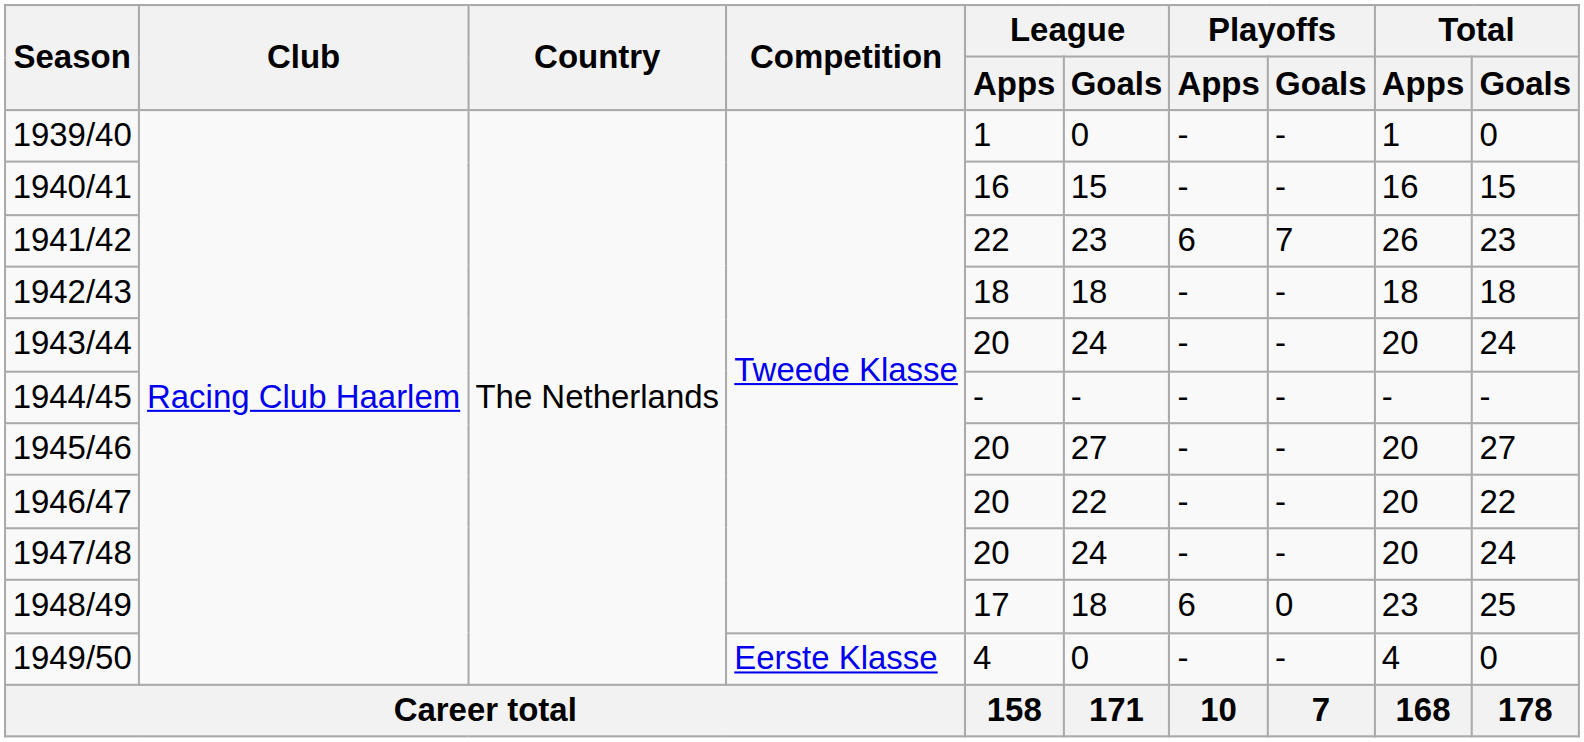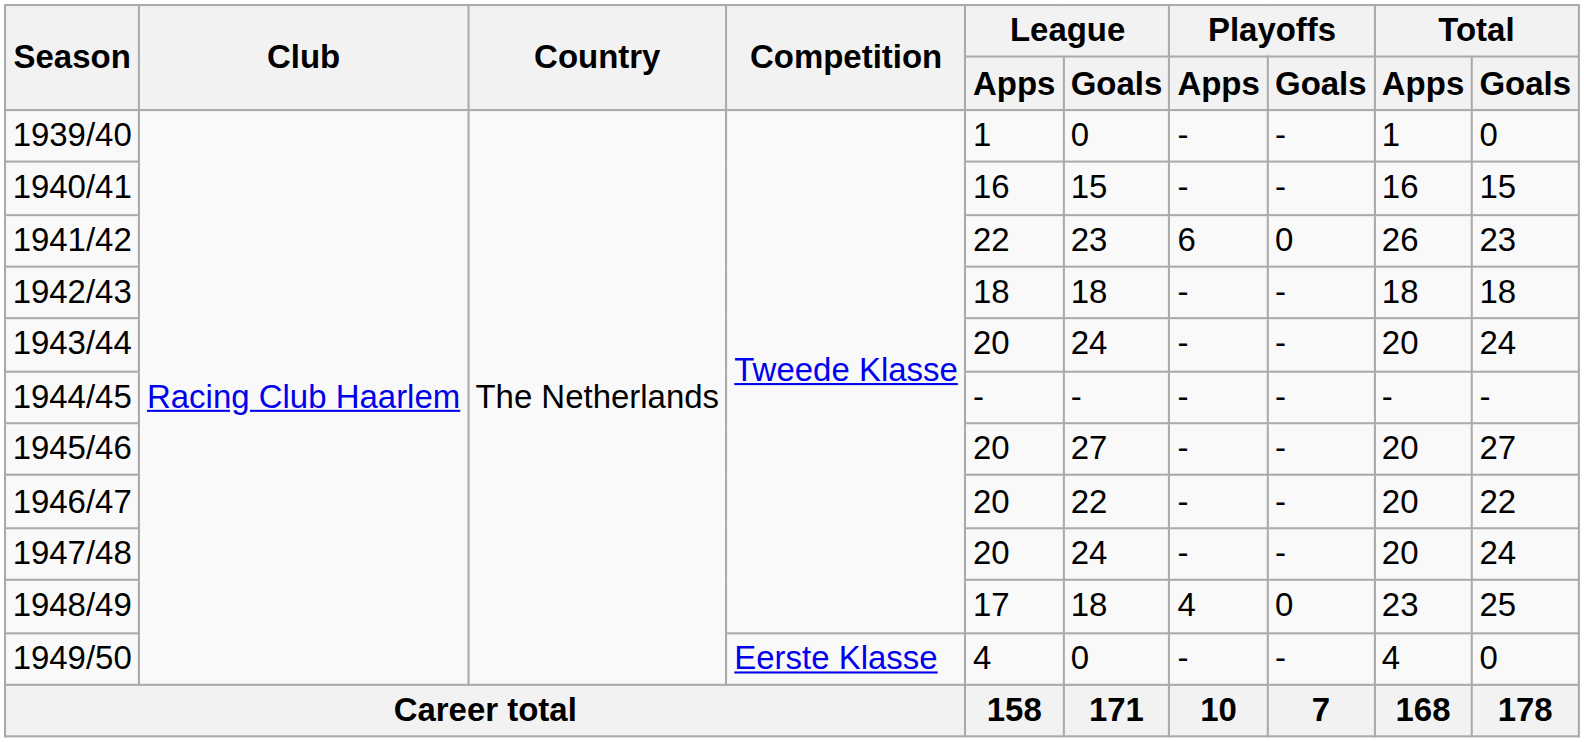(1284, 239) 7 -> (1284, 239) 0
(1187, 605) 6 -> (1187, 605) 4
